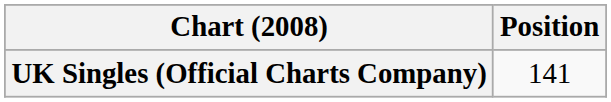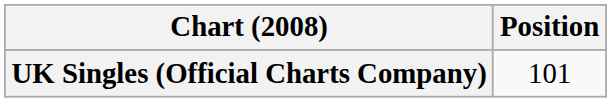(550, 73) 141 -> (550, 73) 101
